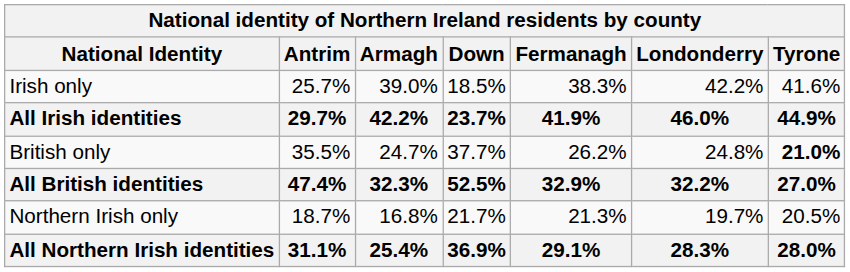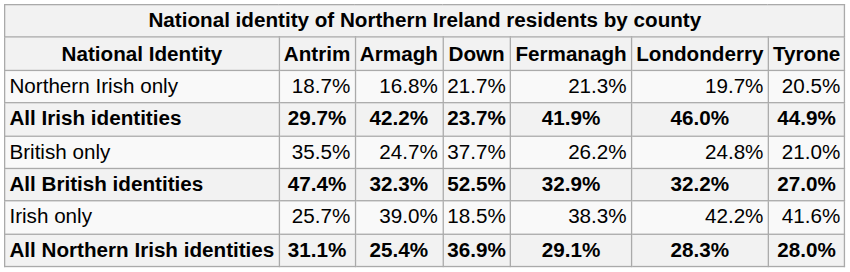rows swapped: (51, 86) <-> (94, 217)
(811, 151) bold -> (811, 151) normal
